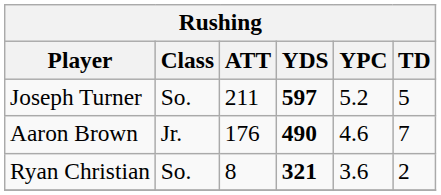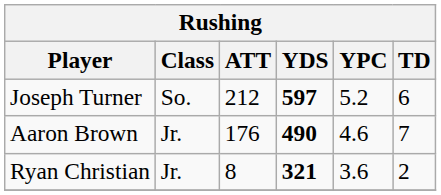(242, 97) 211 -> (242, 97) 212
(404, 97) 5 -> (404, 97) 6
(176, 171) So. -> (171, 171) Jr.
